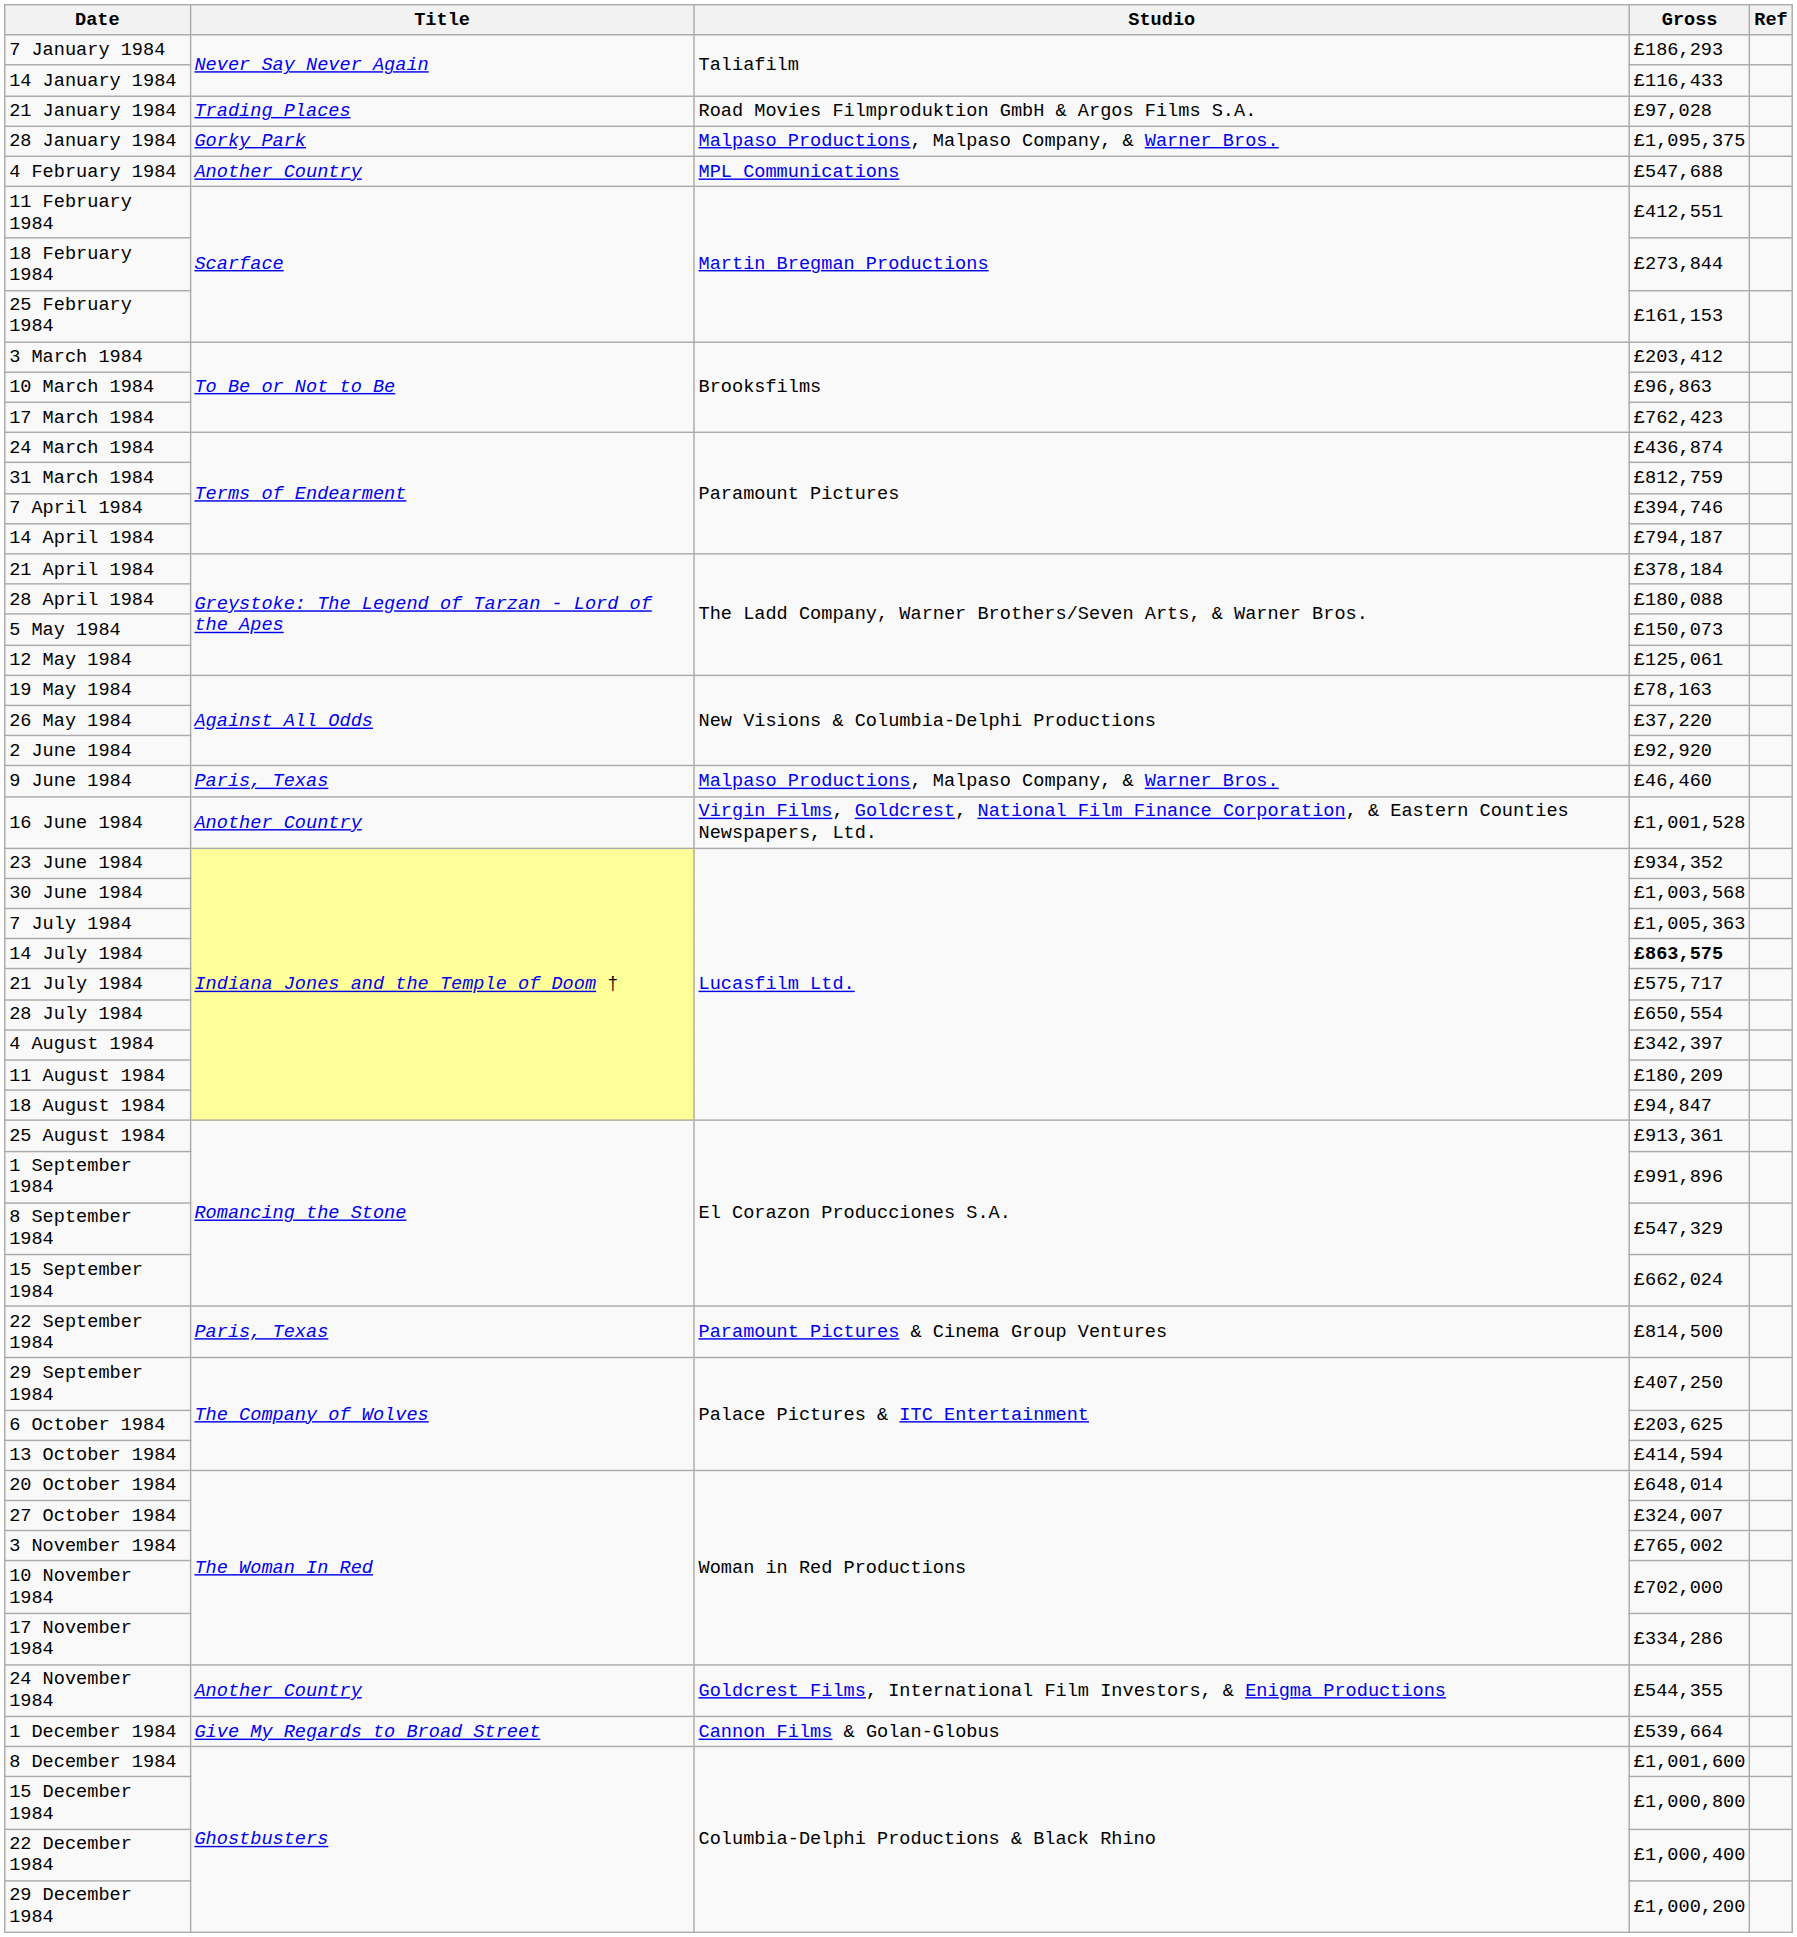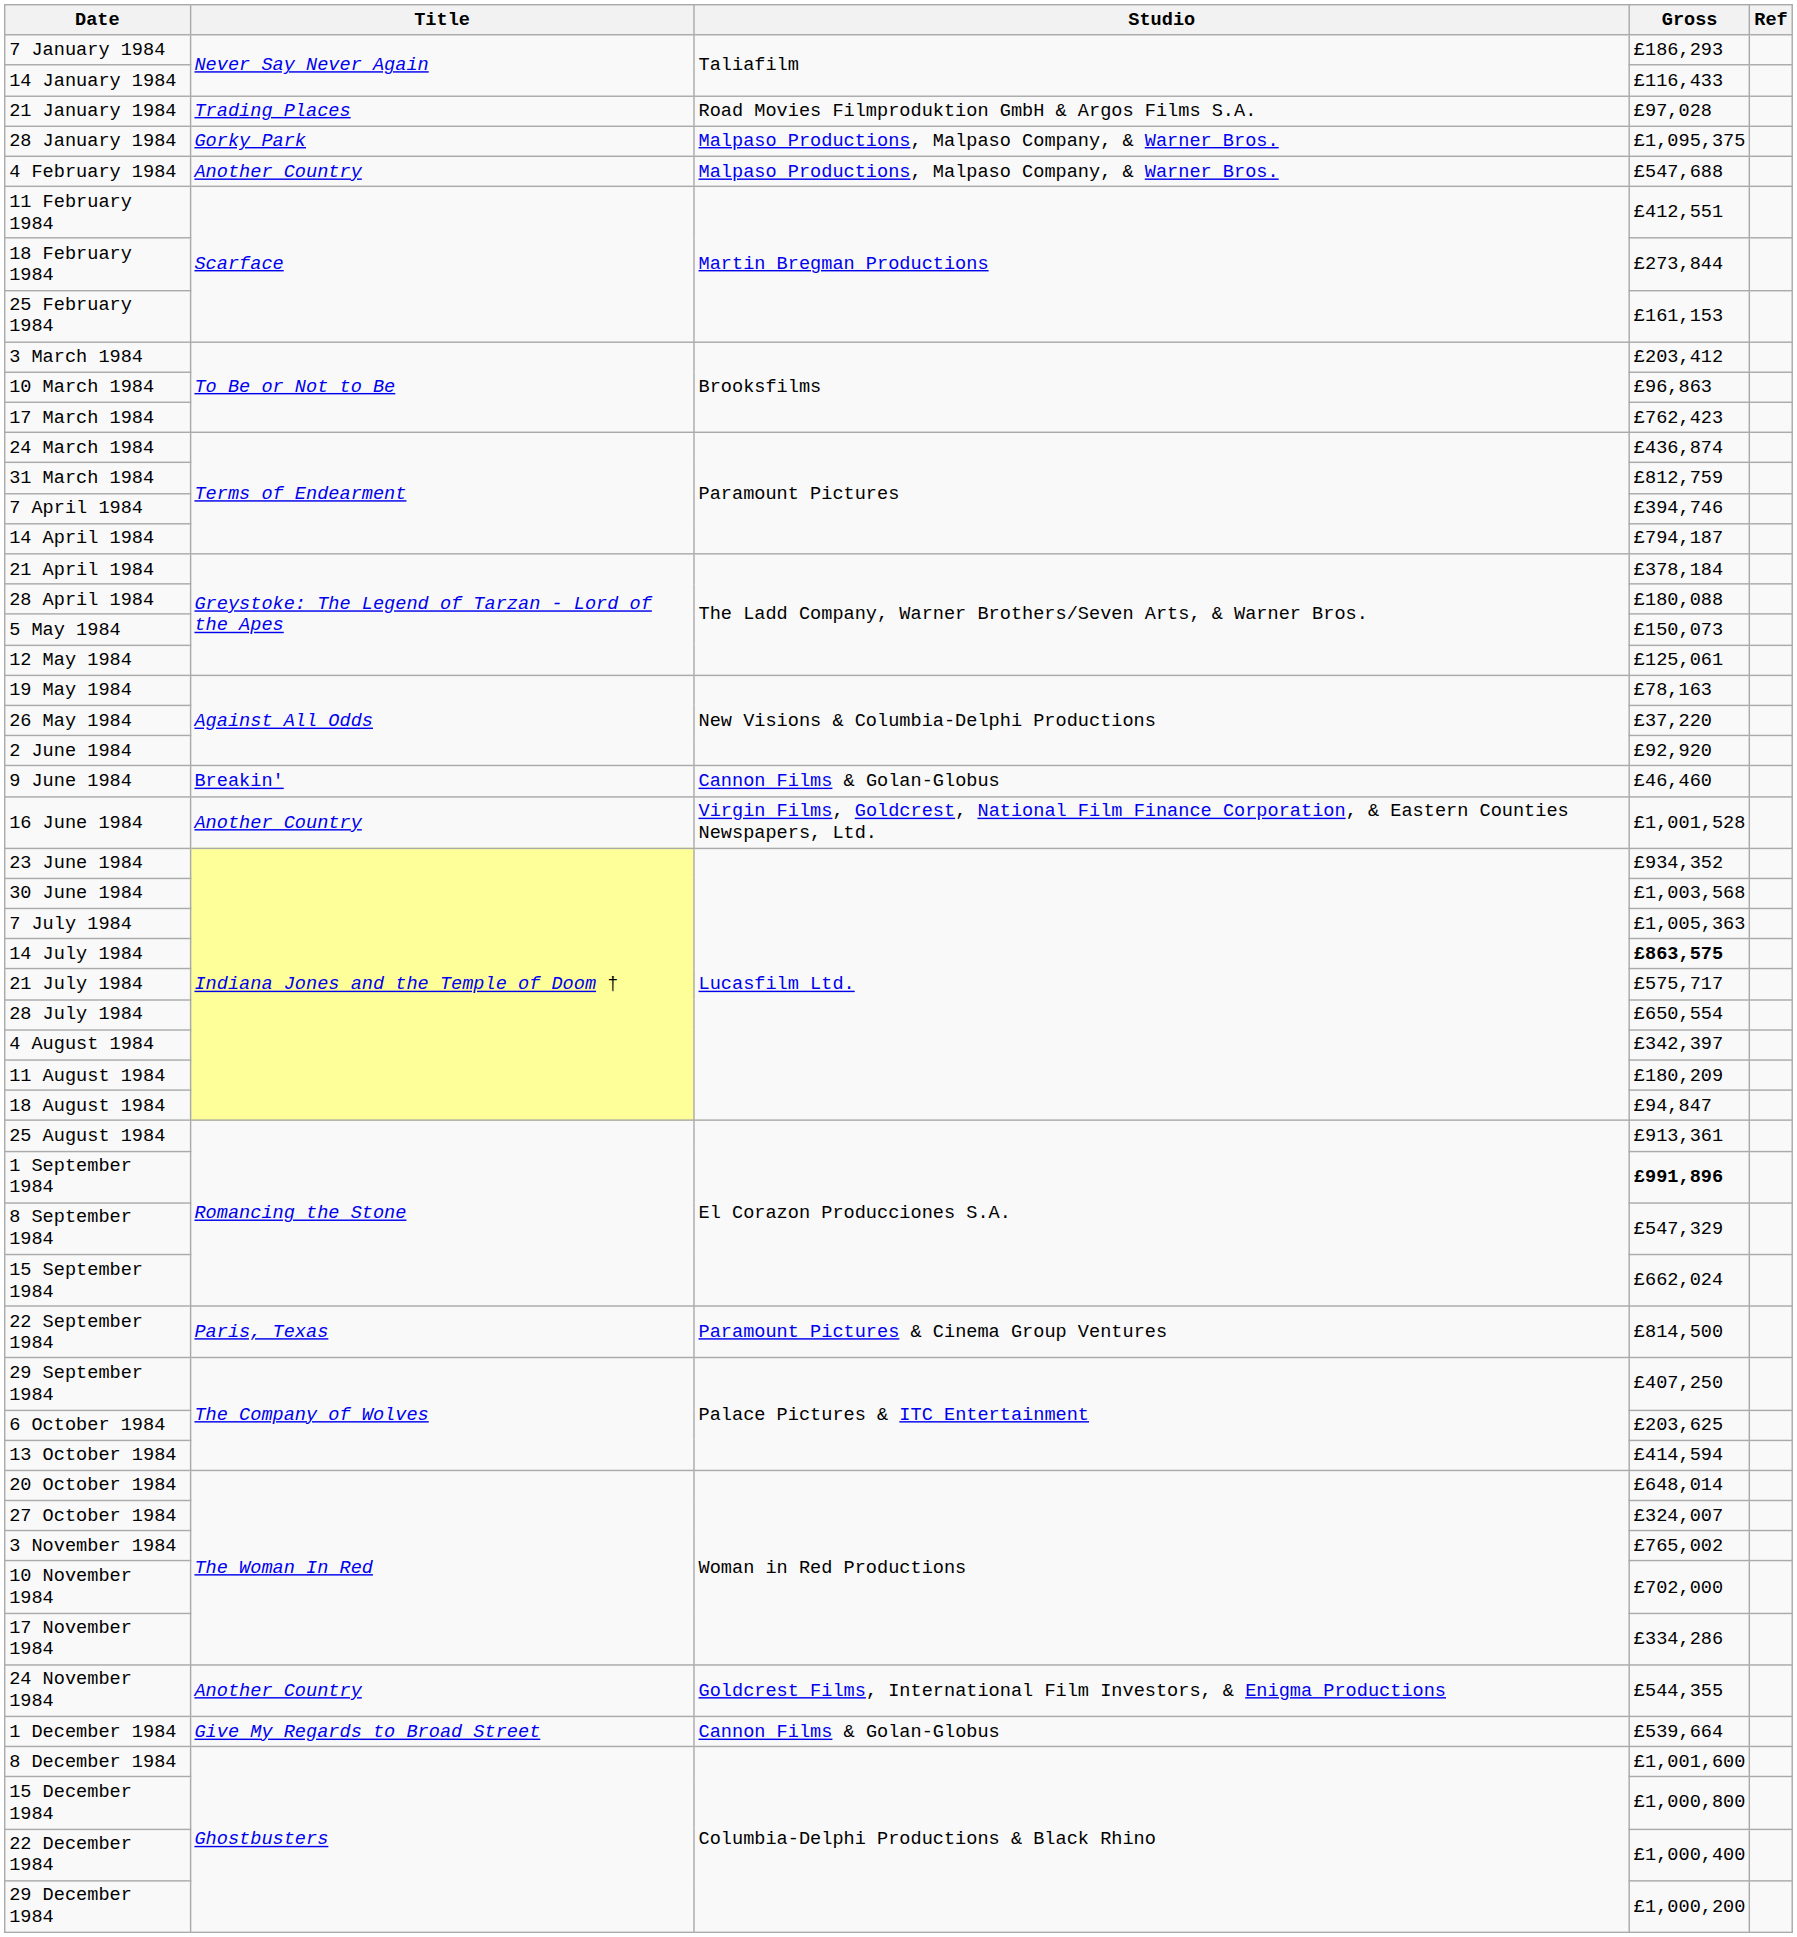(799, 171) MPL Communications -> (989, 171) Malpaso Productions, Malpaso Company, & Warner Bros.
(261, 781) Paris, Texas -> (239, 781) Breakin'
(989, 781) Malpaso Productions, Malpaso Company, & Warner Bros. -> (849, 781) Cannon Films & Golan-Globus
(1678, 1177) normal -> (1678, 1177) bold
